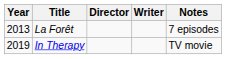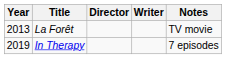(194, 29) 7 episodes -> (190, 29) TV movie
(190, 45) TV movie -> (194, 45) 7 episodes
